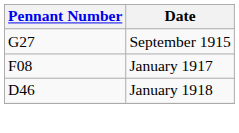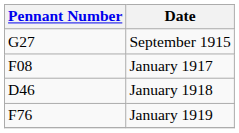+ row: (171, 115)
